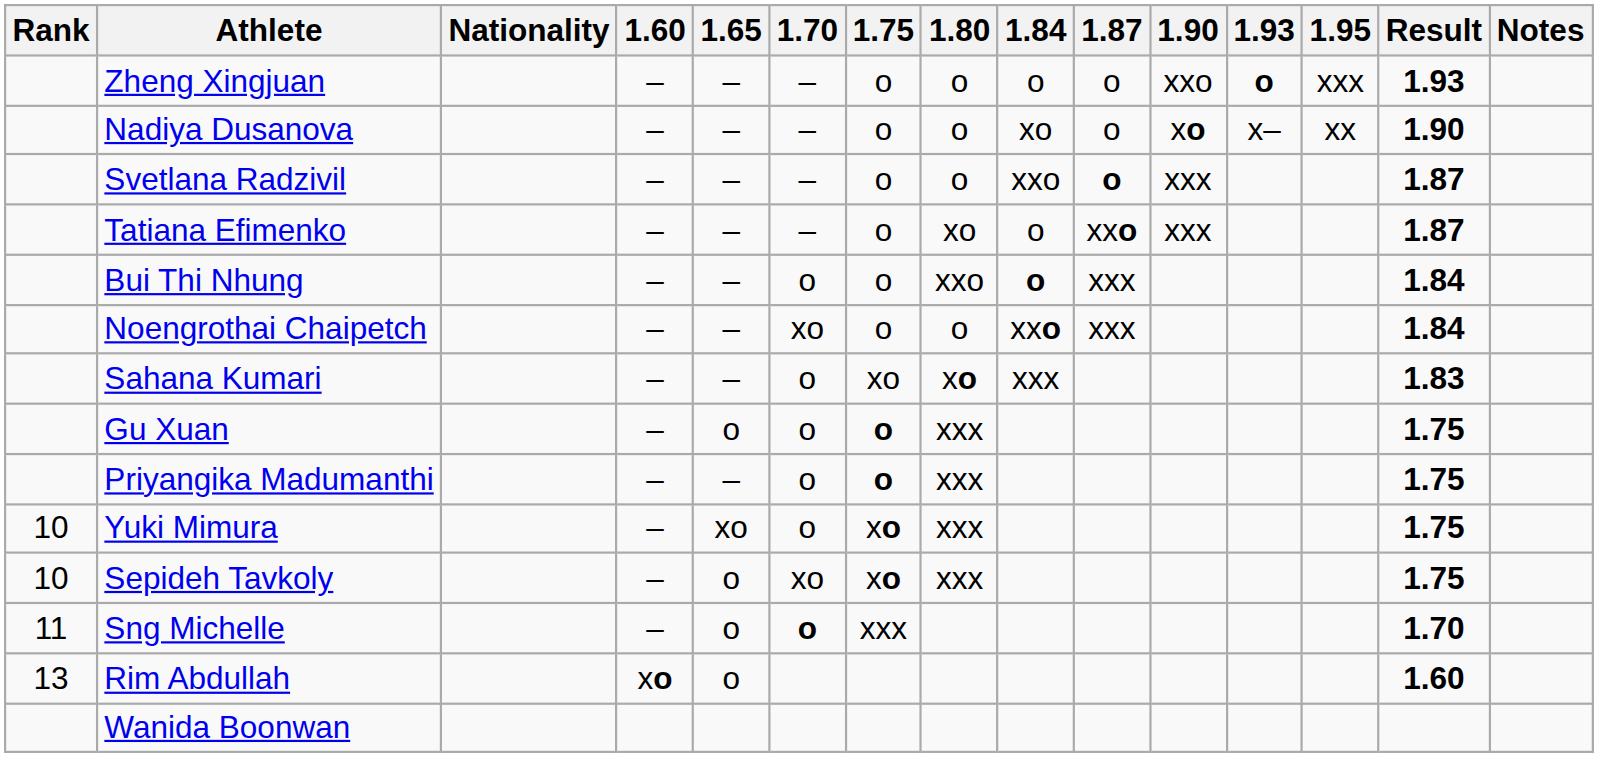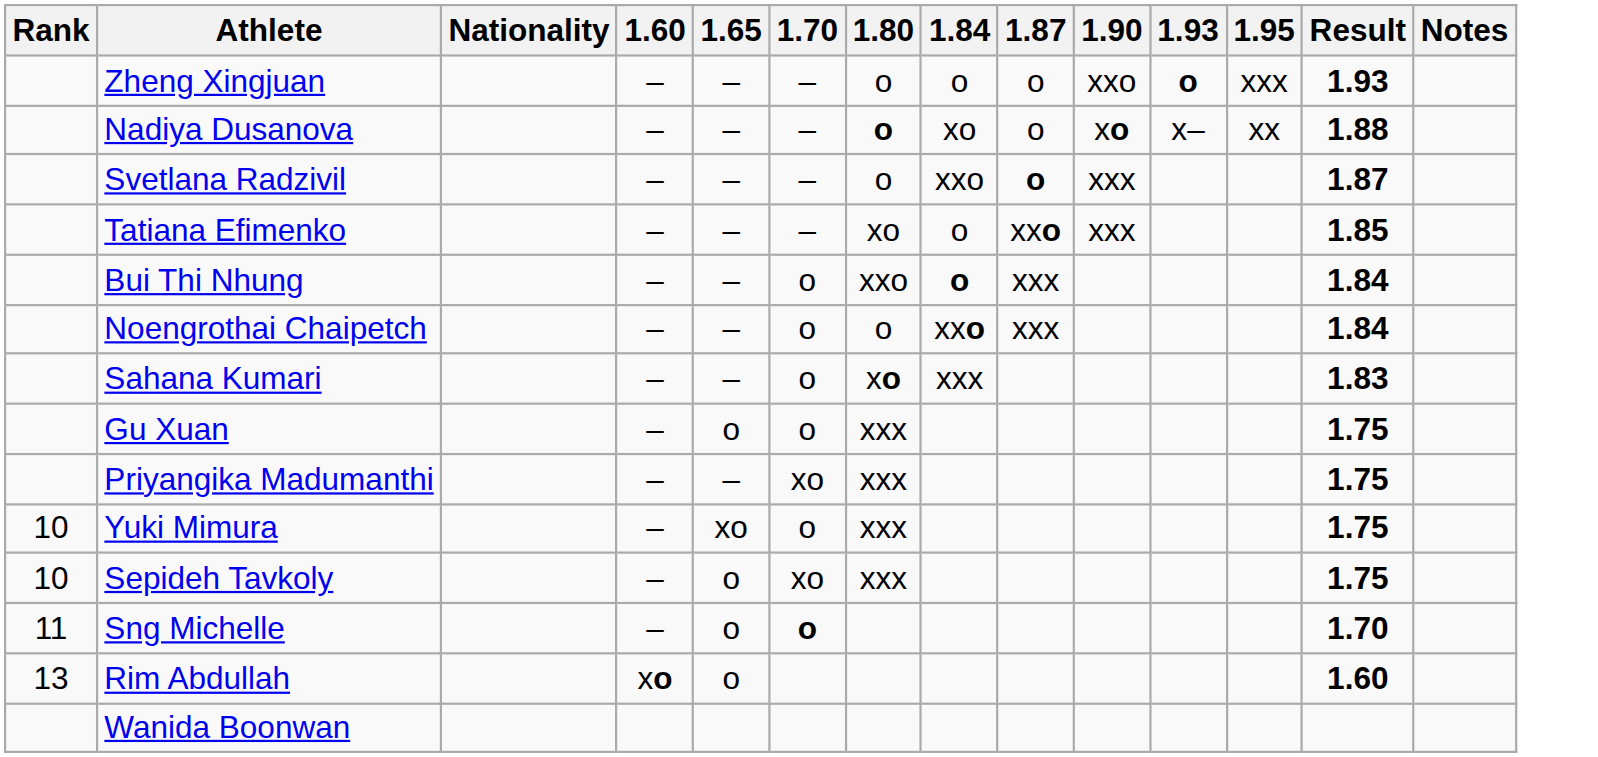- column: (883, 30)
(960, 130) normal -> (883, 130) bold
(1434, 130) 1.90 -> (1358, 130) 1.88
(1434, 230) 1.87 -> (1358, 230) 1.85
(807, 329) xo -> (807, 329) o
(807, 479) o -> (807, 479) xo
